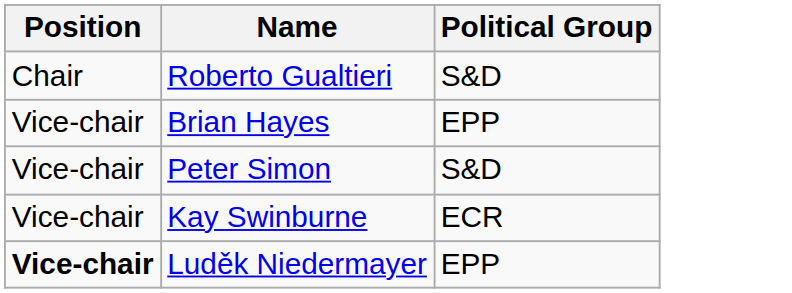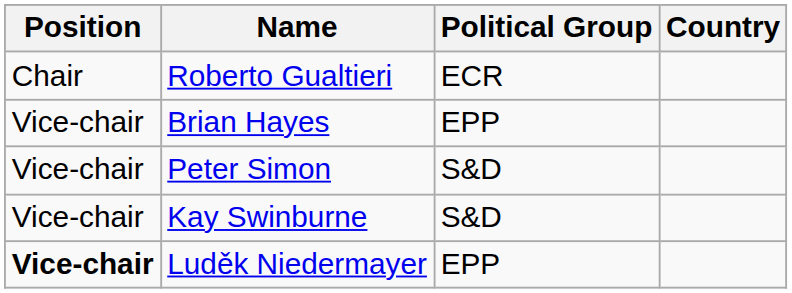+ column: (723, 28)
(471, 75) S&D -> (472, 75) ECR
(472, 216) ECR -> (471, 216) S&D
